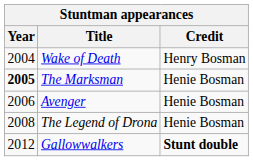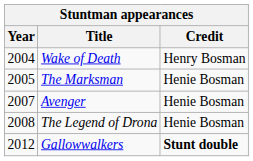(21, 79) bold -> (21, 79) normal
(21, 101) 2006 -> (21, 101) 2007
